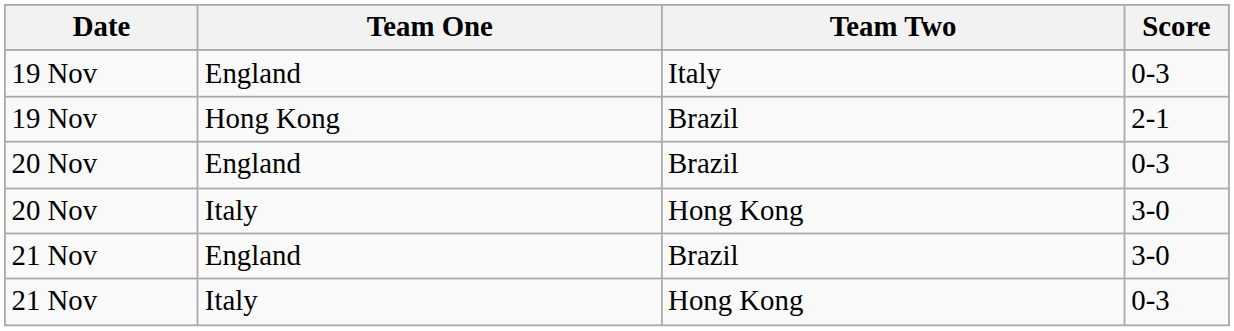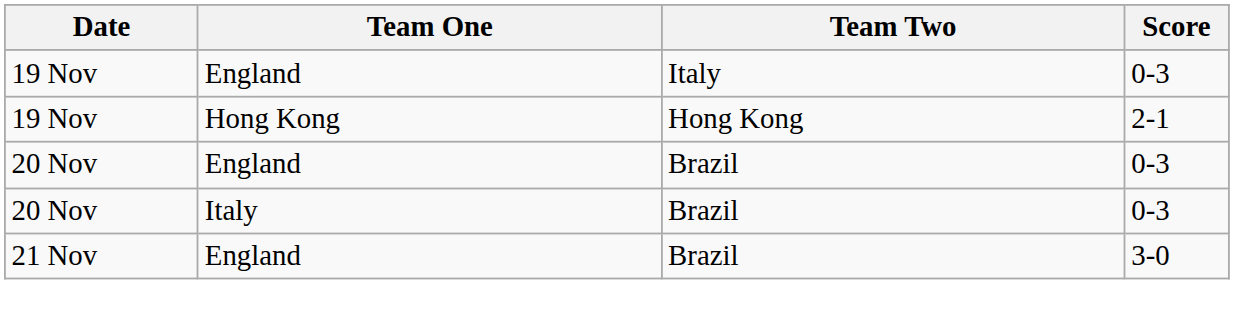(703, 118) Brazil -> (736, 118) Hong Kong
(736, 210) Hong Kong -> (703, 210) Brazil
(1151, 210) 3-0 -> (1151, 210) 0-3
- row: (54, 301)
